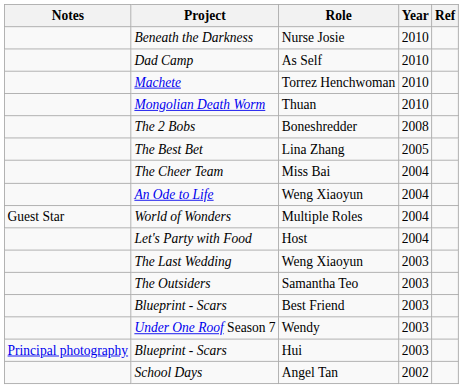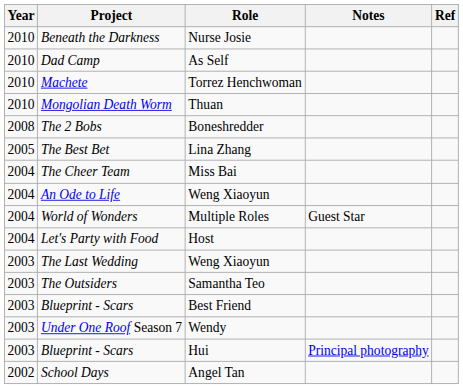columns swapped: (415, 15) <-> (68, 15)
